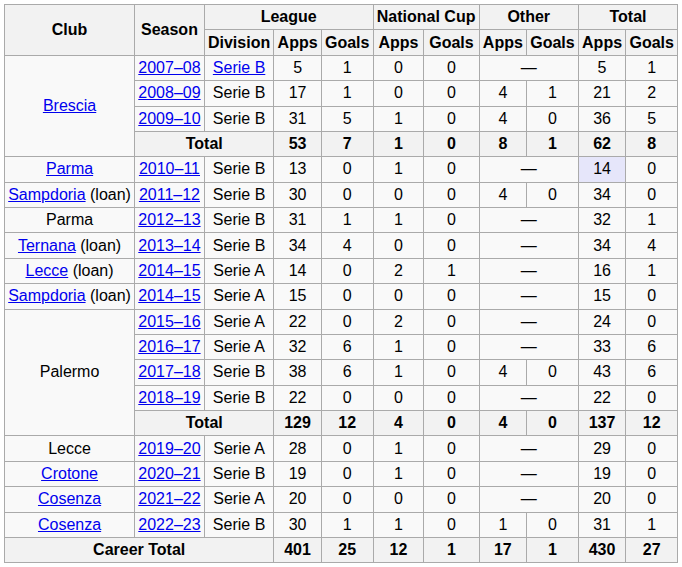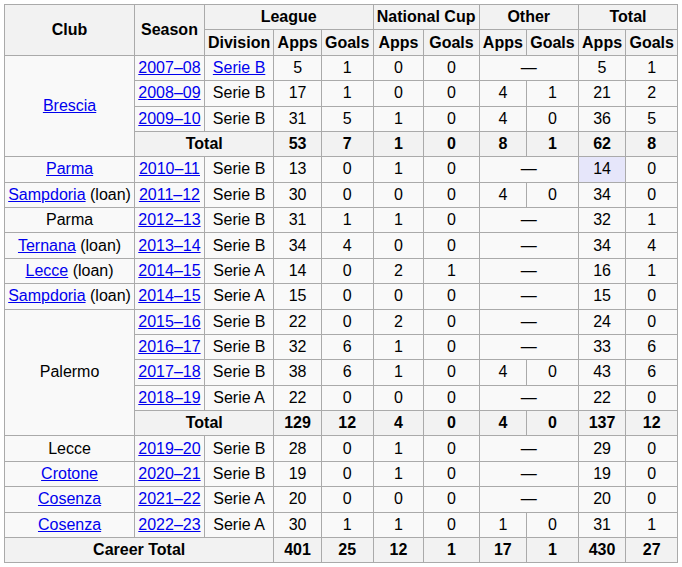(239, 321) Serie A -> (239, 321) Serie B
(239, 347) Serie A -> (239, 347) Serie B
(239, 397) Serie B -> (239, 397) Serie A
(239, 448) Serie A -> (239, 448) Serie B
(239, 524) Serie B -> (239, 524) Serie A
